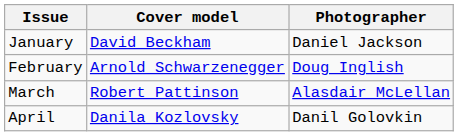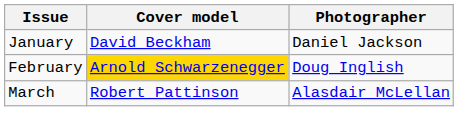(187, 68) no background -> (187, 68) gold background
- row: (31, 118)
